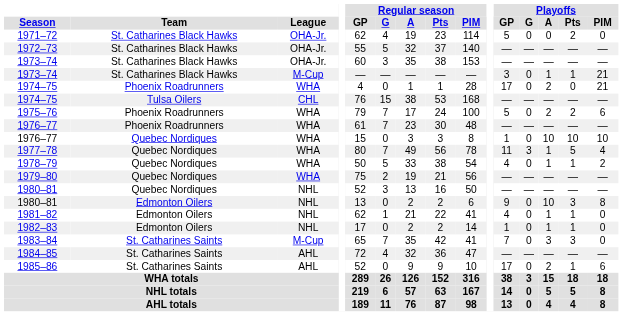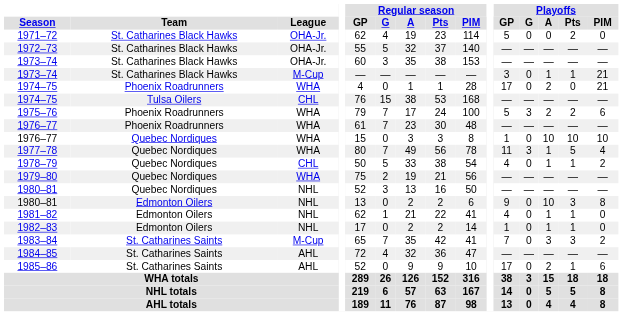(529, 112) 0 -> (529, 112) 3
(308, 164) WHA -> (308, 164) CHL
(603, 240) 0 -> (603, 240) 2
